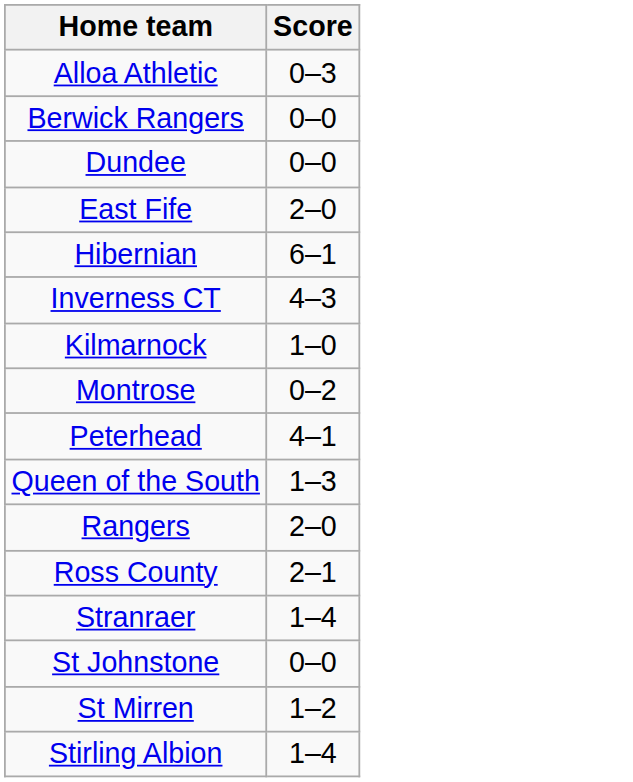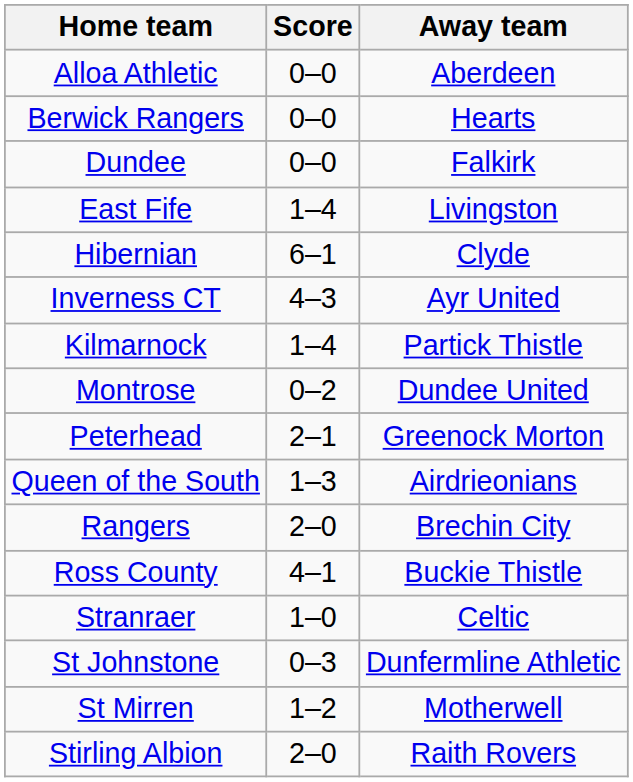+ column: (493, 27)
(313, 72) 0–3 -> (313, 72) 0–0
(313, 208) 2–0 -> (313, 208) 1–4
(313, 345) 1–0 -> (313, 345) 1–4
(313, 436) 4–1 -> (313, 436) 2–1
(313, 572) 2–1 -> (313, 572) 4–1
(313, 617) 1–4 -> (313, 617) 1–0
(313, 663) 0–0 -> (313, 663) 0–3
(313, 753) 1–4 -> (313, 753) 2–0
